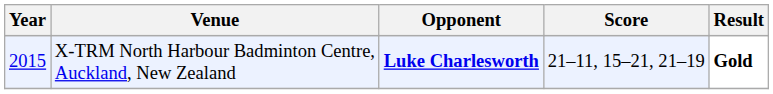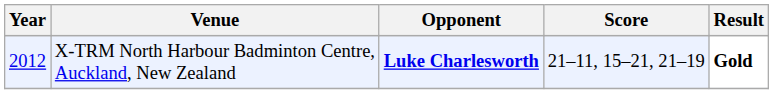(28, 61) 2015 -> (28, 61) 2012
